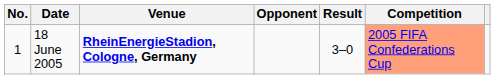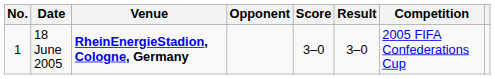+ column: (314, 14)
(411, 49) lightsalmon background -> (426, 49) no background
